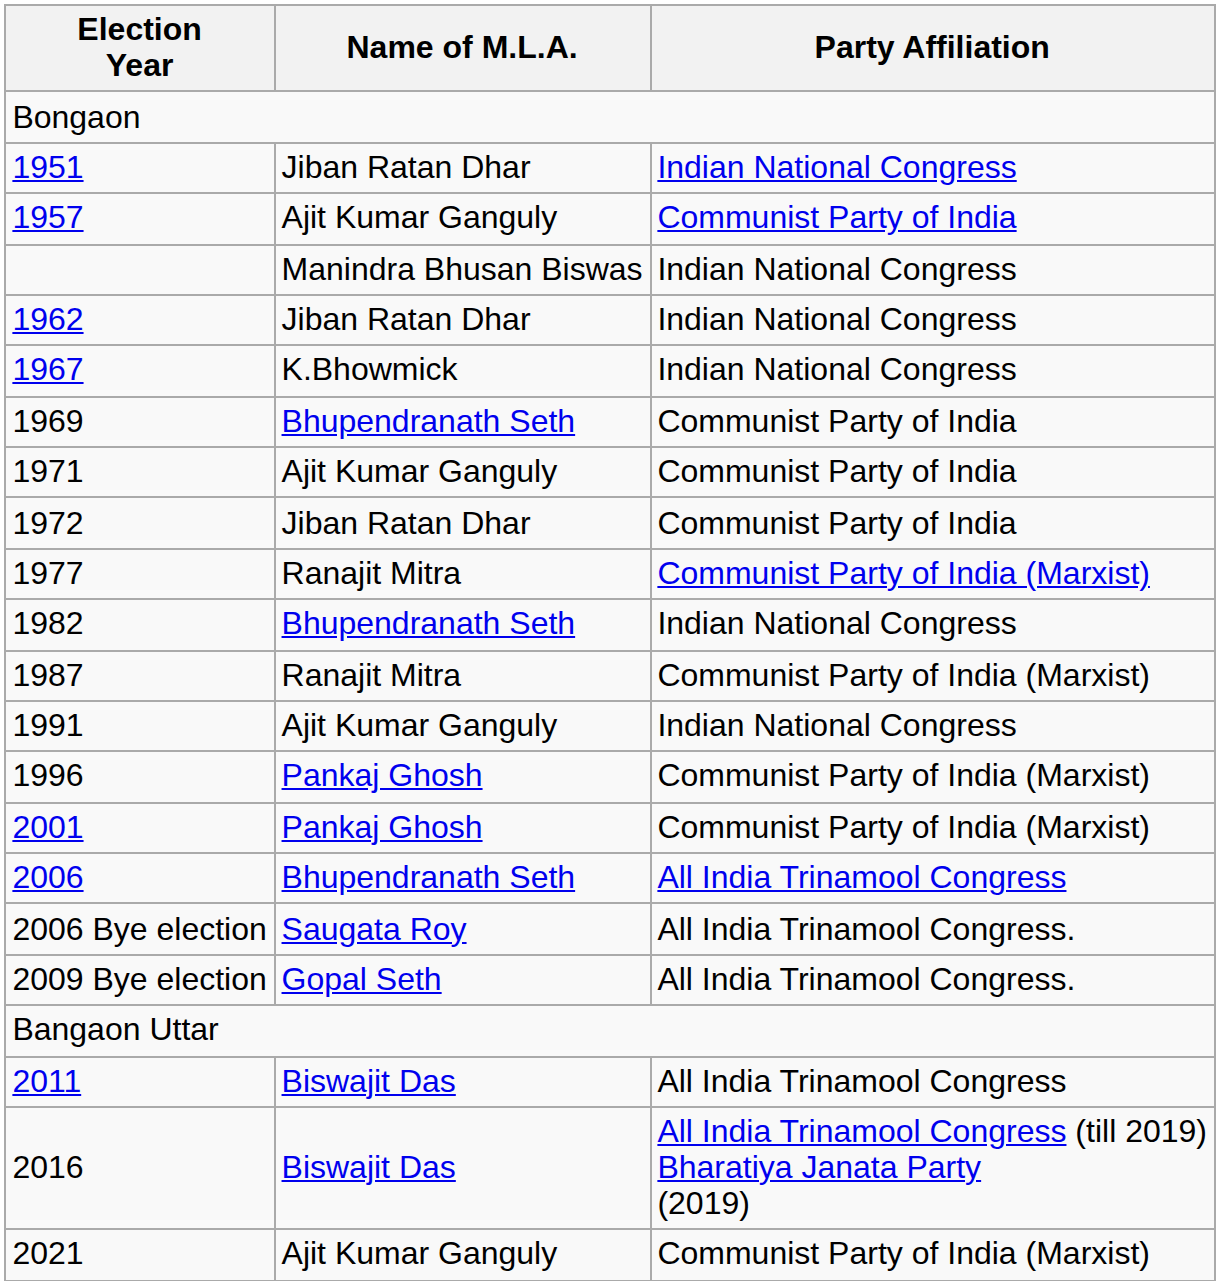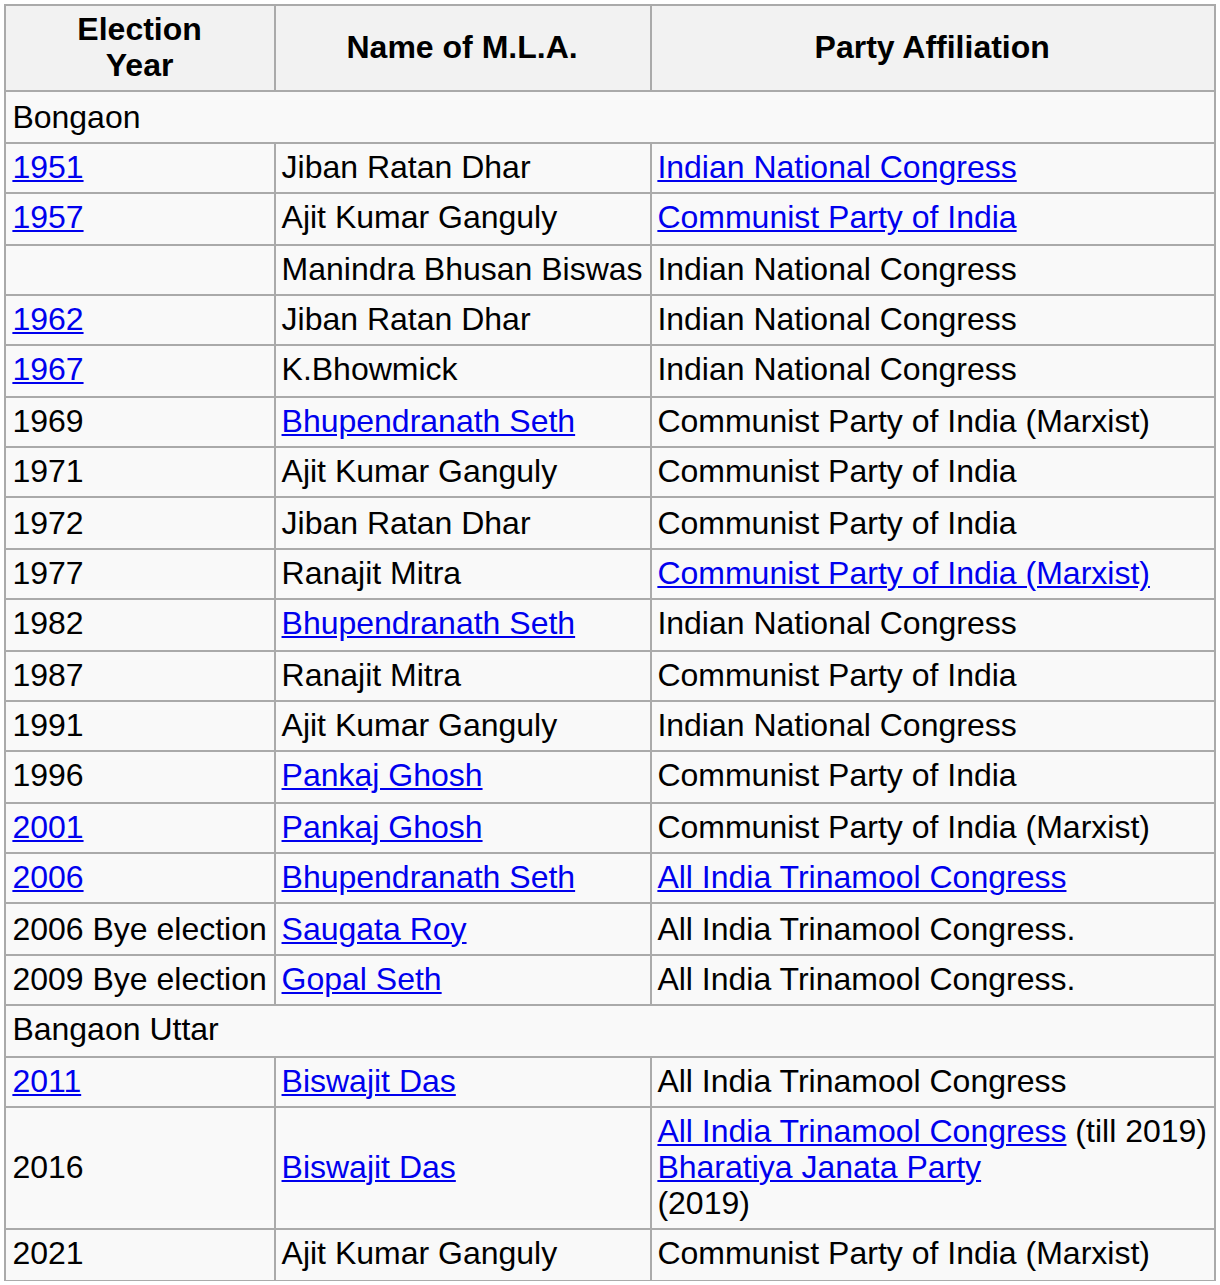(837, 421) Communist Party of India -> (904, 421) Communist Party of India (Marxist)
(904, 674) Communist Party of India (Marxist) -> (837, 674) Communist Party of India
(904, 776) Communist Party of India (Marxist) -> (837, 776) Communist Party of India
